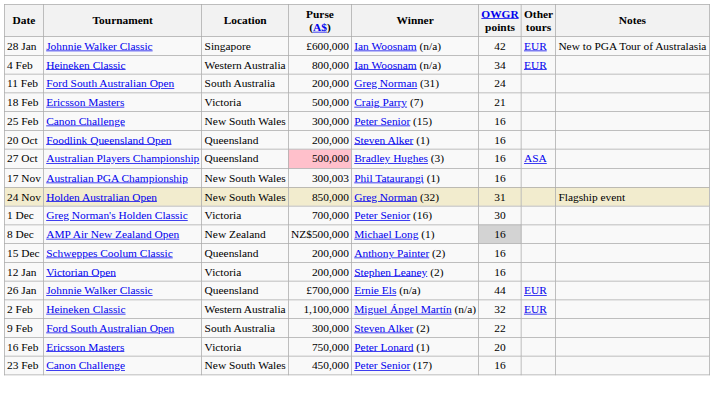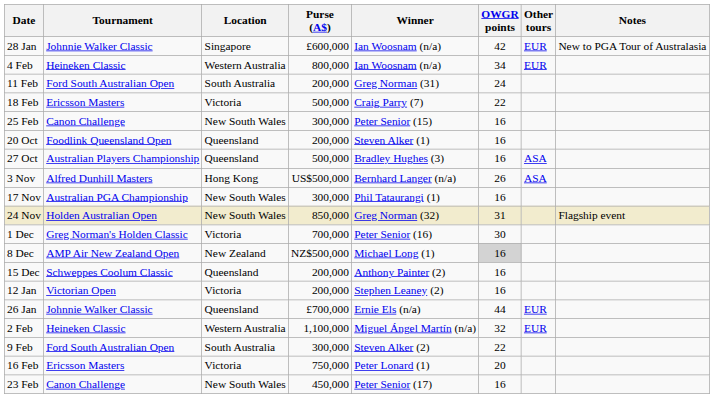(500, 102) 21 -> (500, 102) 22
(330, 159) pink background -> (330, 159) no background
+ row: (21, 177)
(330, 177) 300,003 -> (330, 196) 300,000
